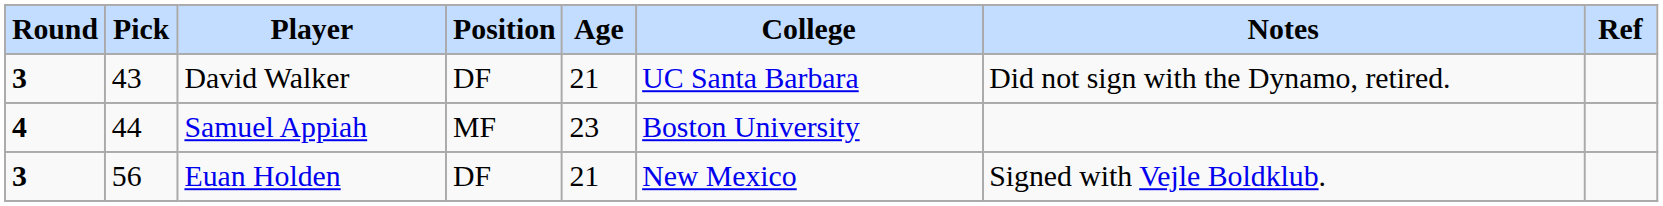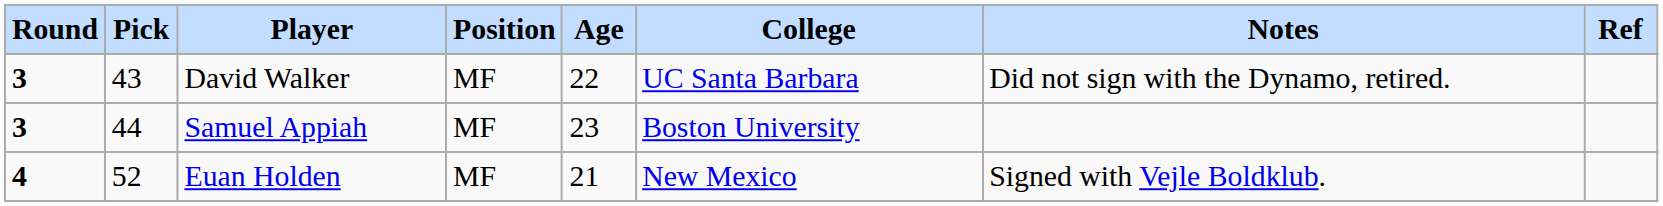(472, 78) DF -> (475, 78) MF
(584, 78) 21 -> (584, 78) 22
(19, 127) 4 -> (19, 127) 3
(19, 176) 3 -> (19, 176) 4
(127, 176) 56 -> (127, 176) 52
(472, 176) DF -> (475, 176) MF
